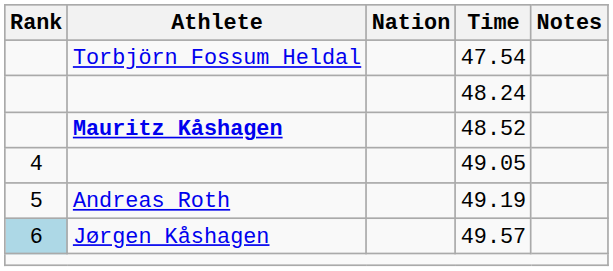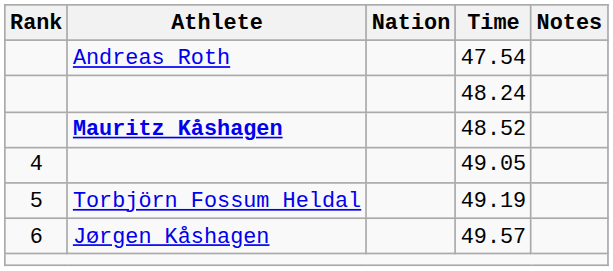(217, 58) Torbjörn Fossum Heldal -> (152, 58) Andreas Roth
(152, 201) Andreas Roth -> (217, 201) Torbjörn Fossum Heldal
(36, 236) lightblue background -> (36, 236) no background
